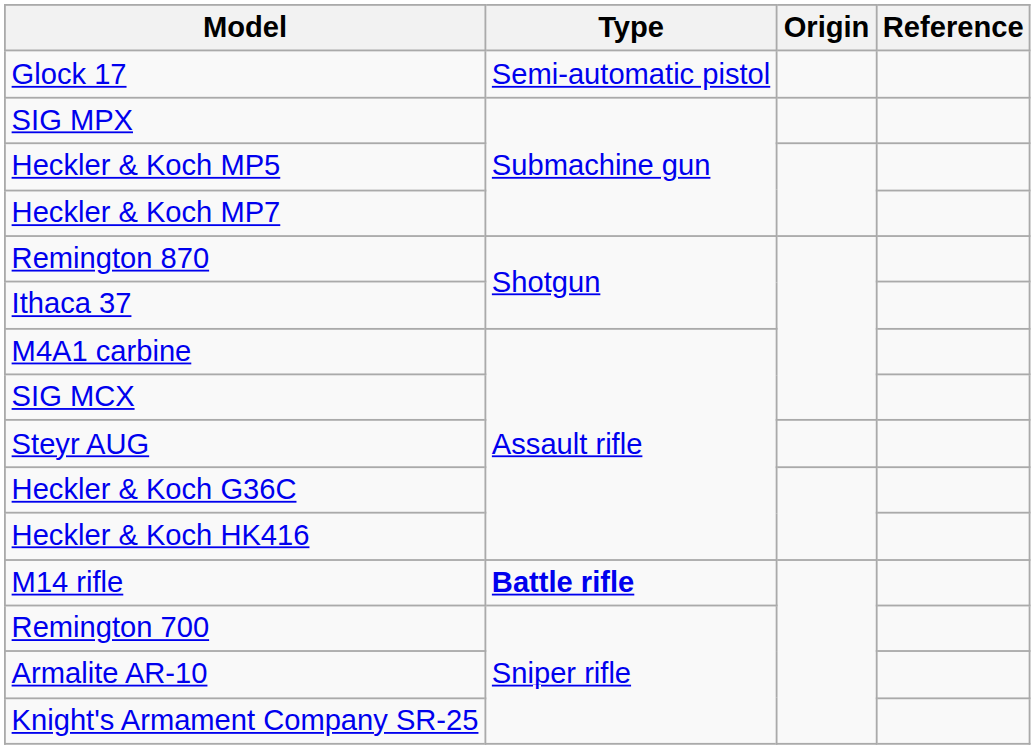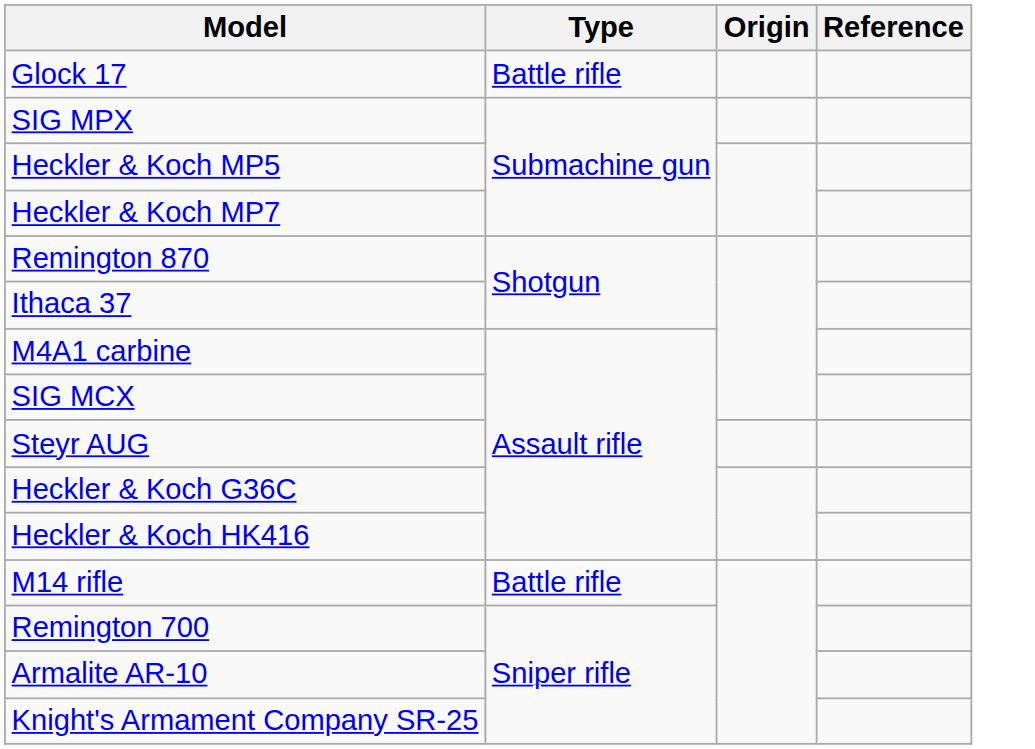(631, 73) Semi-automatic pistol -> (557, 73) Battle rifle
(563, 581) bold -> (557, 581) normal
